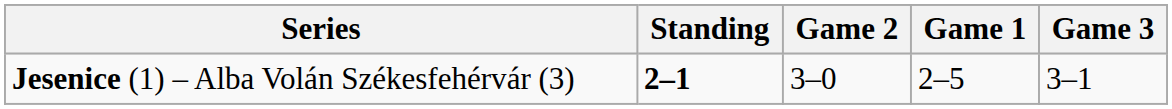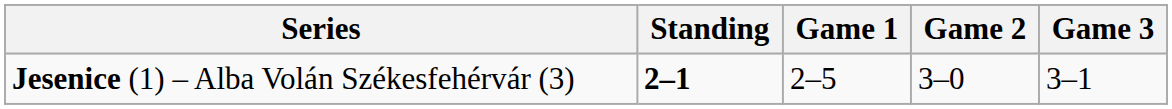columns swapped: (975, 29) <-> (847, 29)
